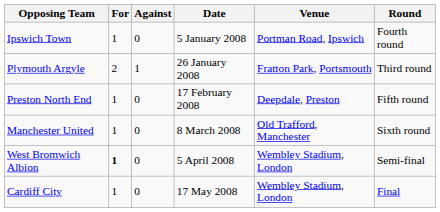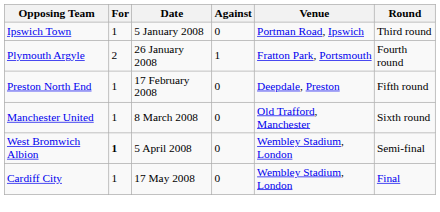columns swapped: (153, 13) <-> (214, 13)
(392, 37) Fourth round -> (404, 31) Third round
(404, 68) Third round -> (392, 55) Fourth round
